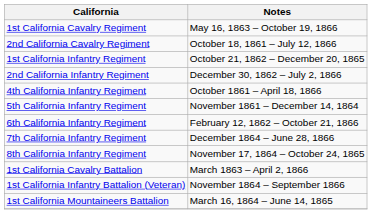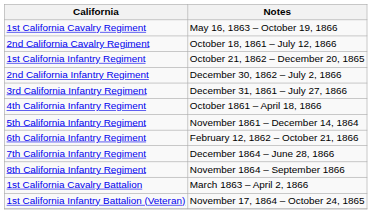+ row: (77, 91)
(277, 153) November 17, 1864 – October 24, 1865 -> (267, 169) November 1864 – September 1866
(267, 185) November 1864 – September 1866 -> (277, 201) November 17, 1864 – October 24, 1865
- row: (88, 201)
